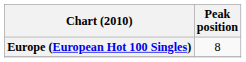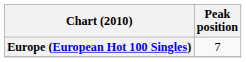(217, 47) 8 -> (217, 47) 7
